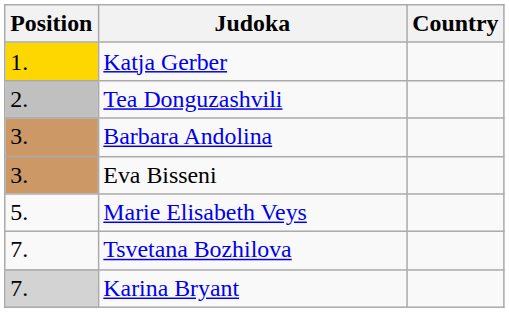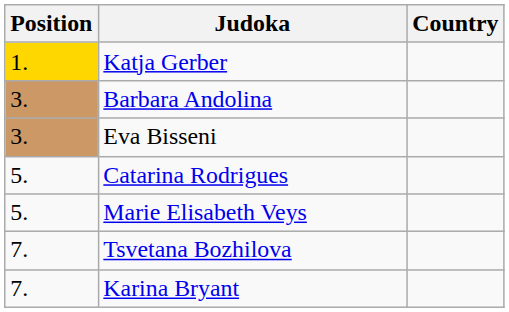- row: (193, 99)
+ row: (196, 174)
(19, 288) lightgrey background -> (19, 288) no background
